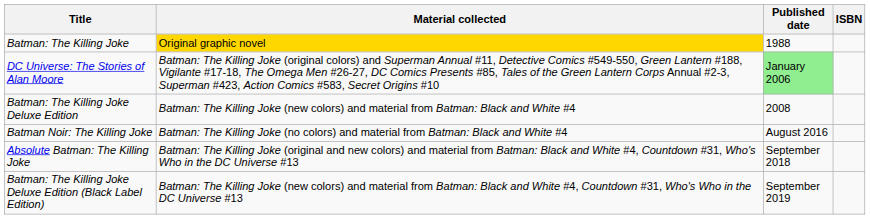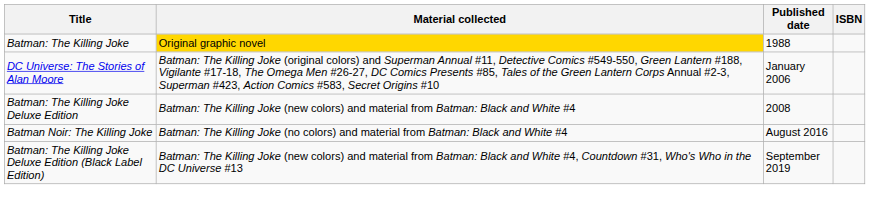(785, 73) lightgreen background -> (785, 73) no background
- row: (78, 156)
